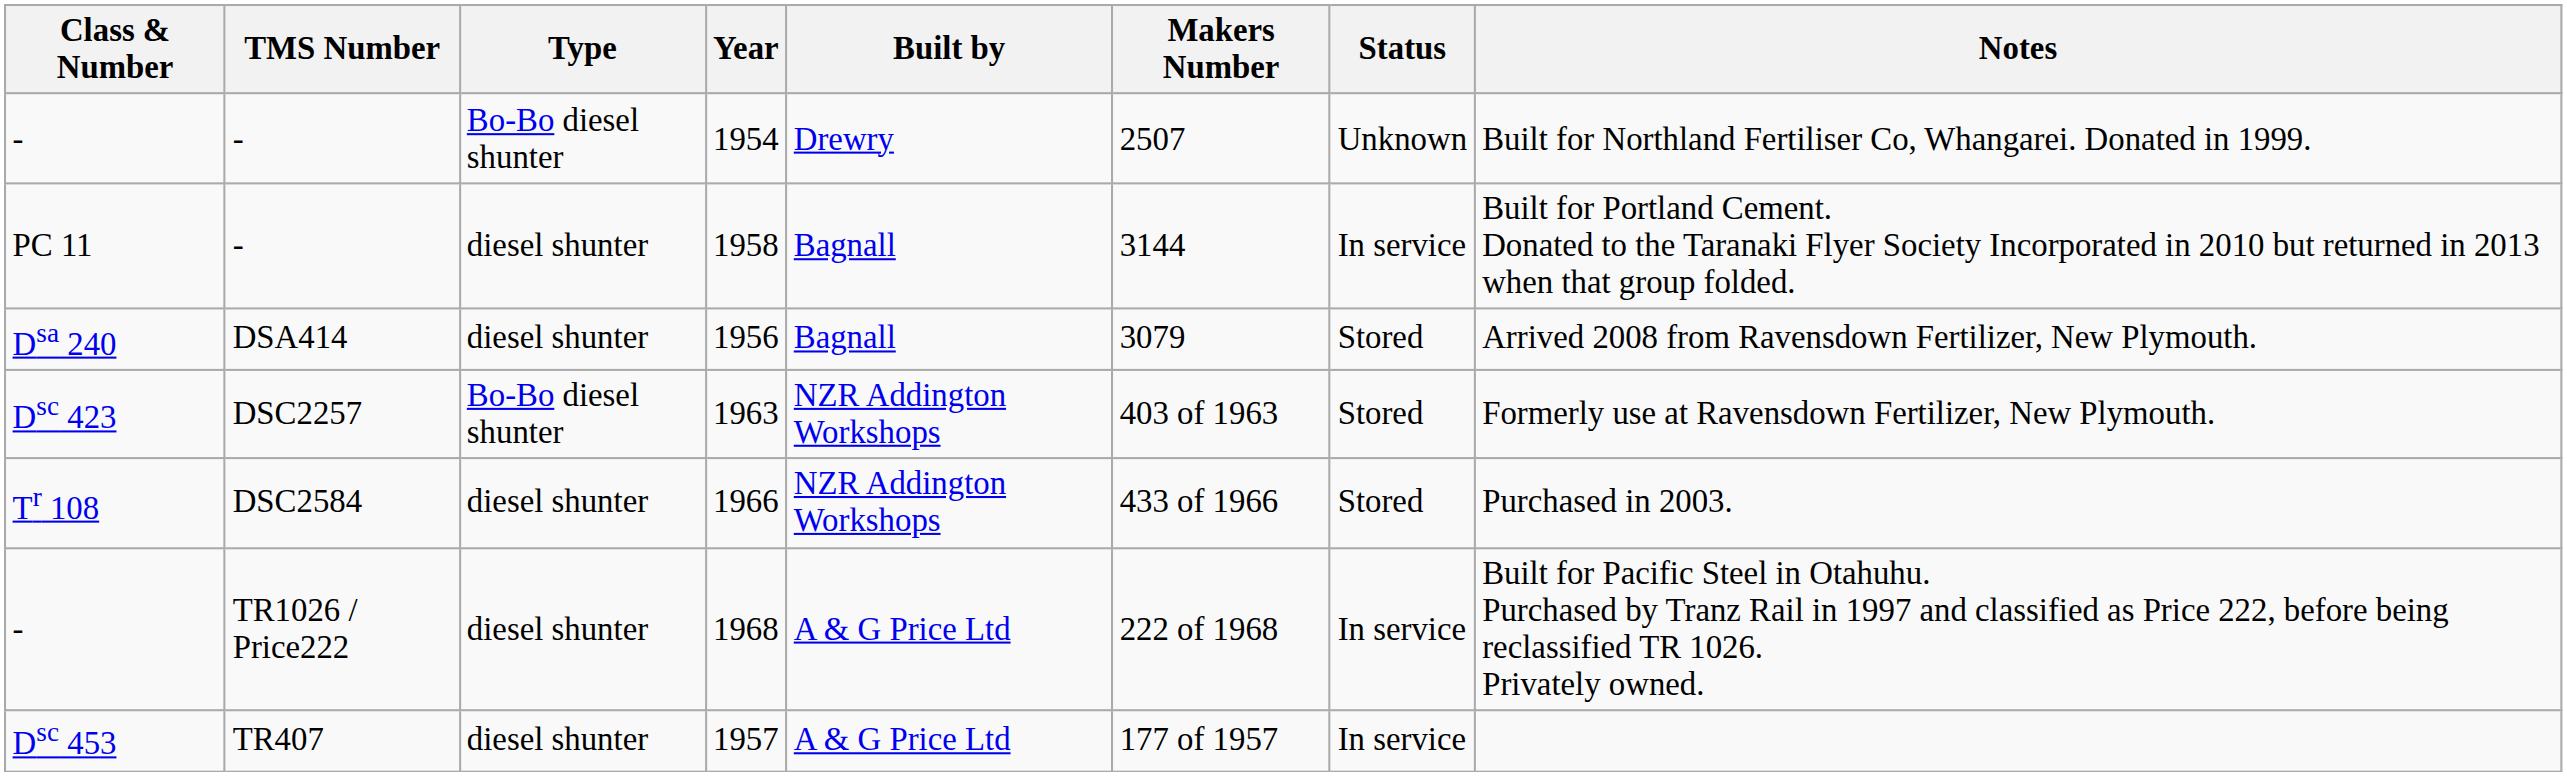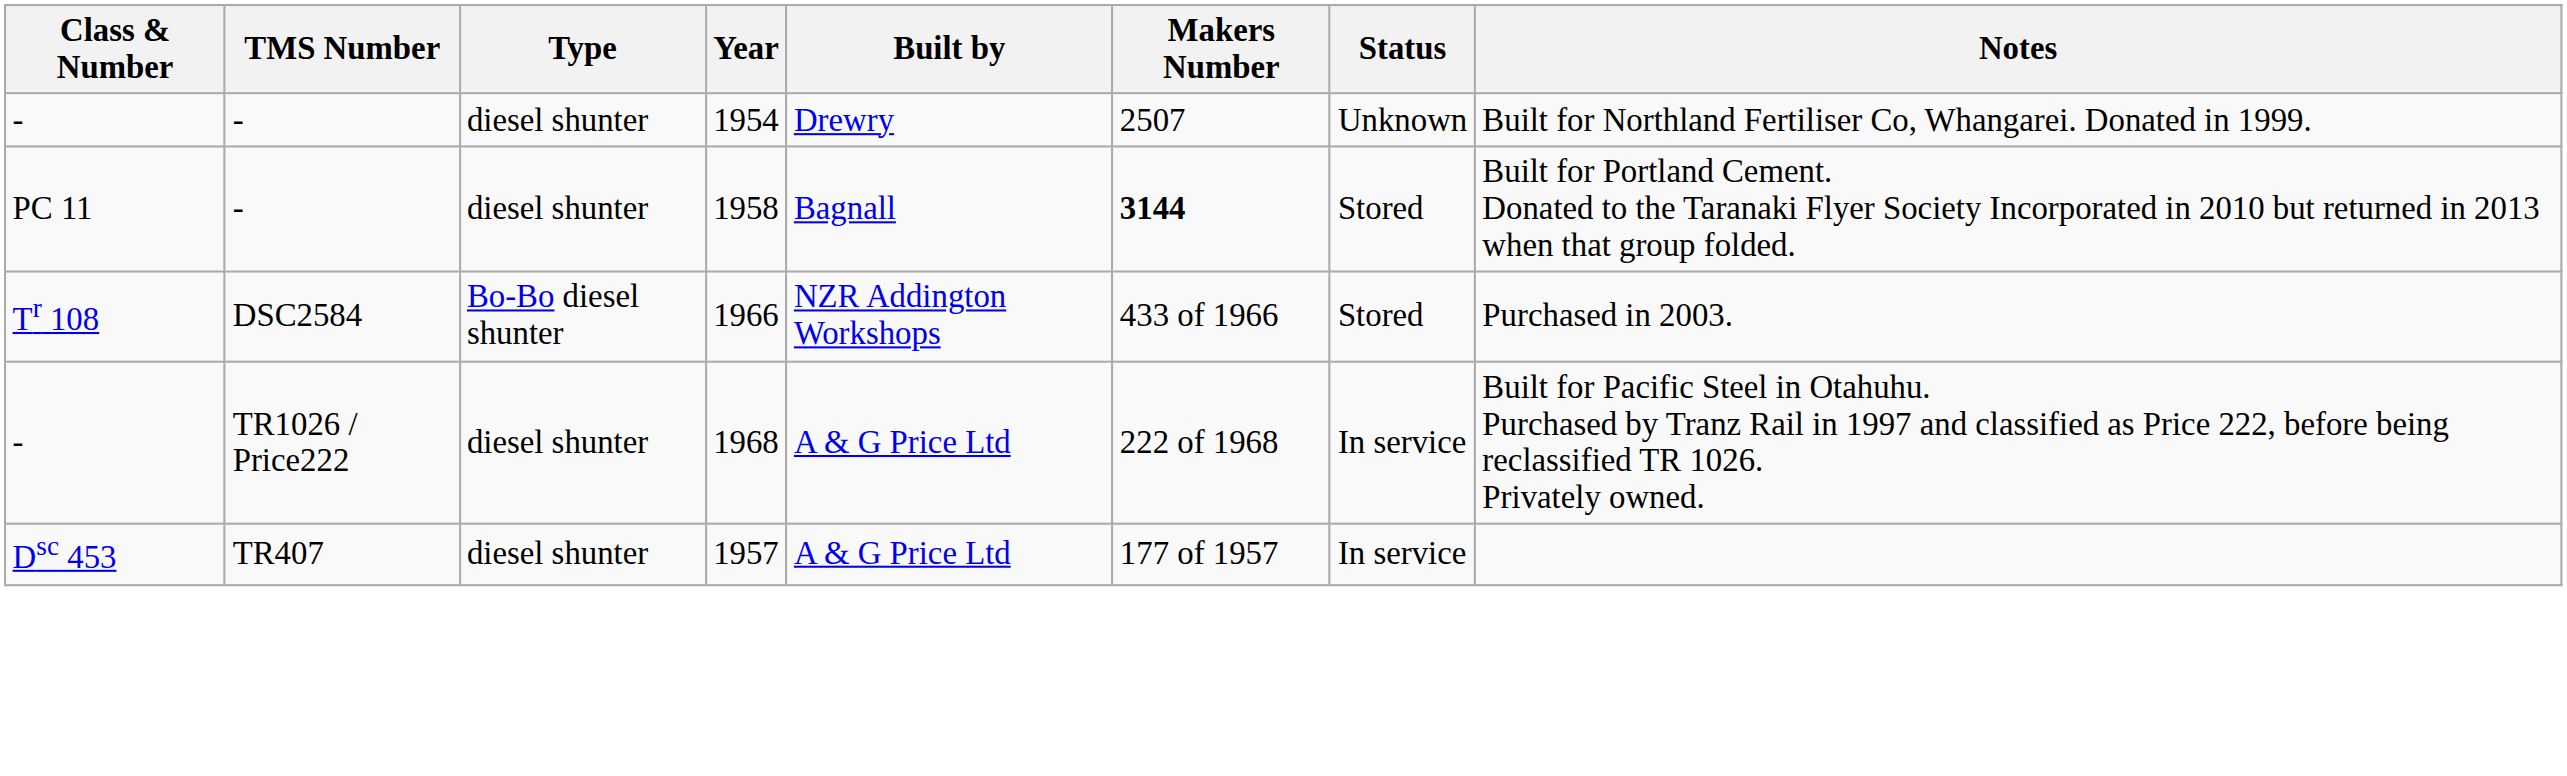(553, 137) Bo-Bo diesel shunter -> (558, 119) diesel shunter
(1152, 245) normal -> (1153, 208) bold
(1402, 245) In service -> (1381, 208) Stored
- row: (746, 338)
- row: (746, 413)
(557, 502) diesel shunter -> (553, 315) Bo-Bo diesel shunter
